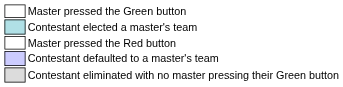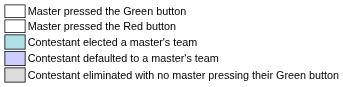rows swapped: (102, 43) <-> (112, 27)
